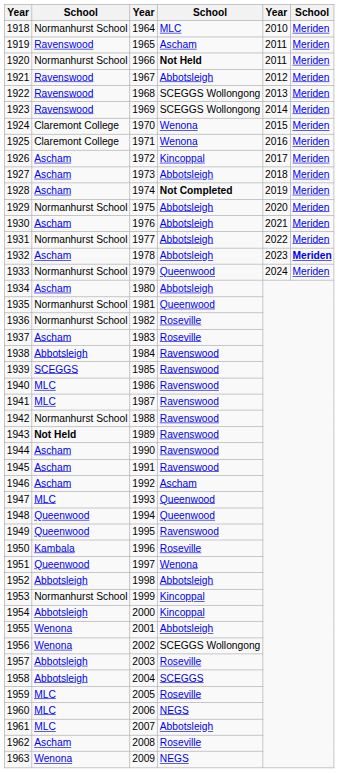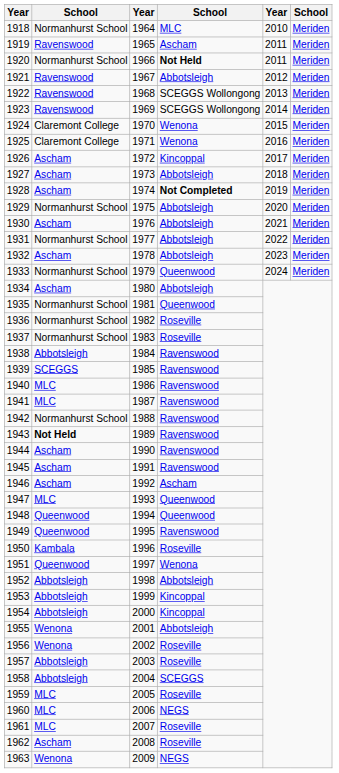(312, 256) bold -> (311, 256) normal
(53, 337) Ascham -> (81, 337) Normanhurst School
(81, 597) Normanhurst School -> (61, 597) Abbotsleigh
(210, 645) SCEGGS Wollongong -> (181, 645) Roseville
(186, 727) Abbotsleigh -> (181, 727) Roseville
